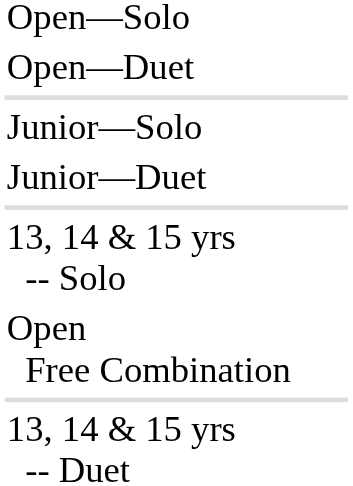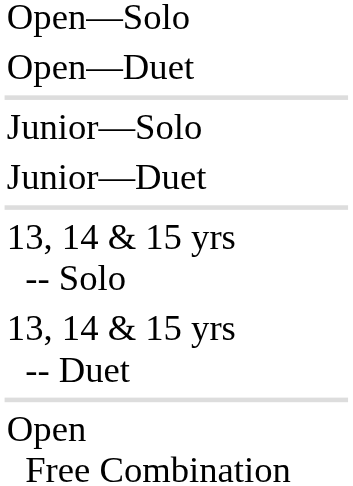rows swapped: (121, 449) <-> (149, 348)
